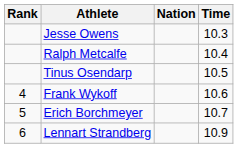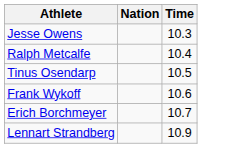- column: (23, 14)
